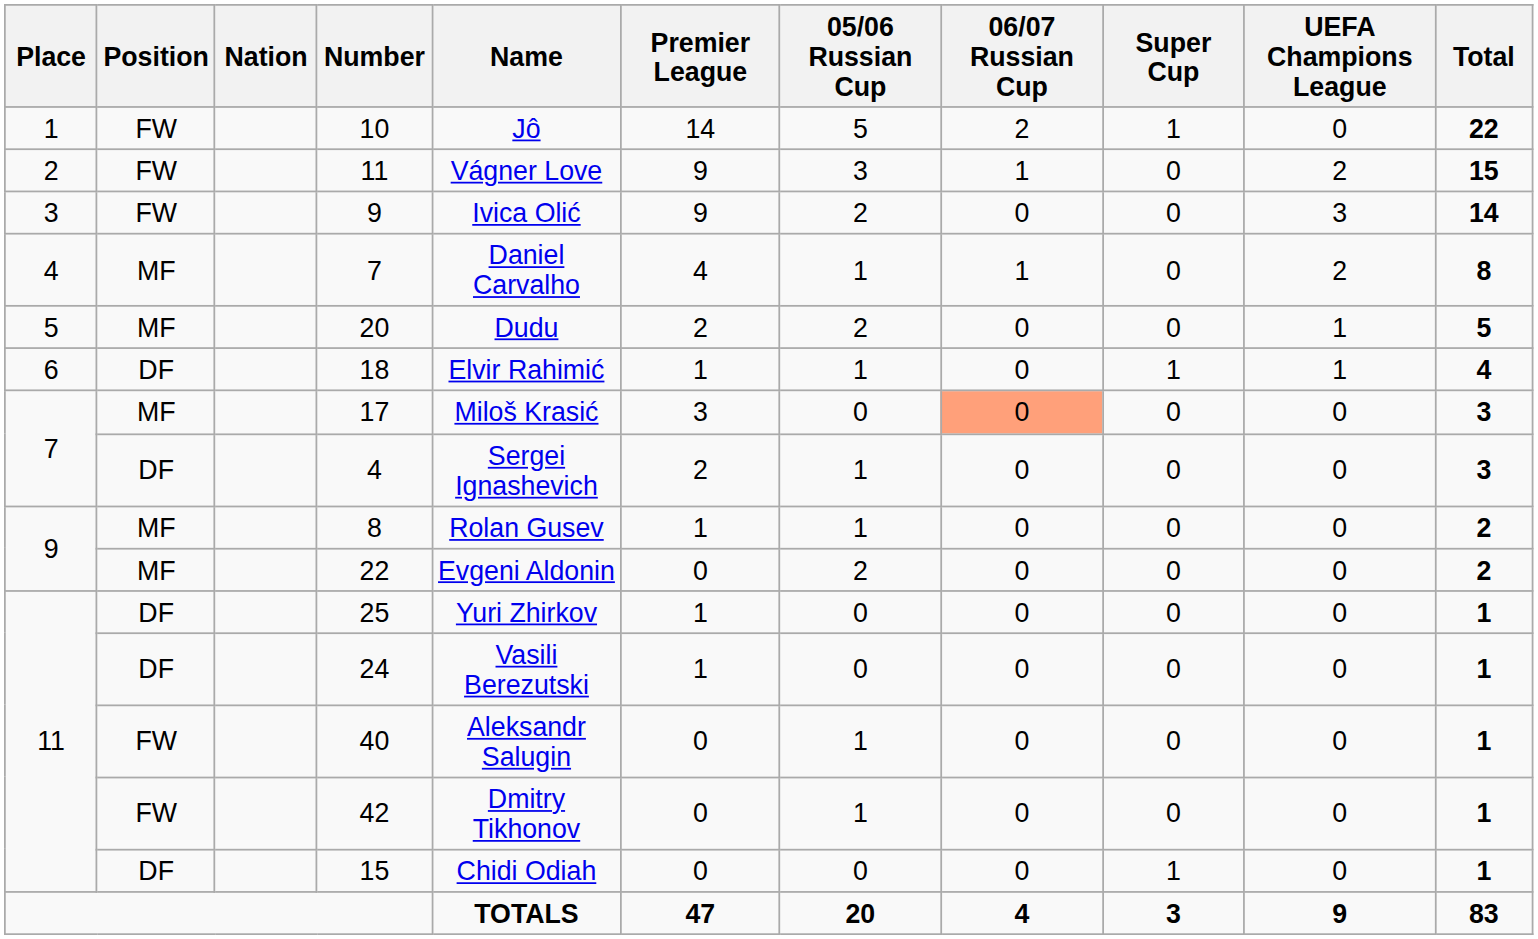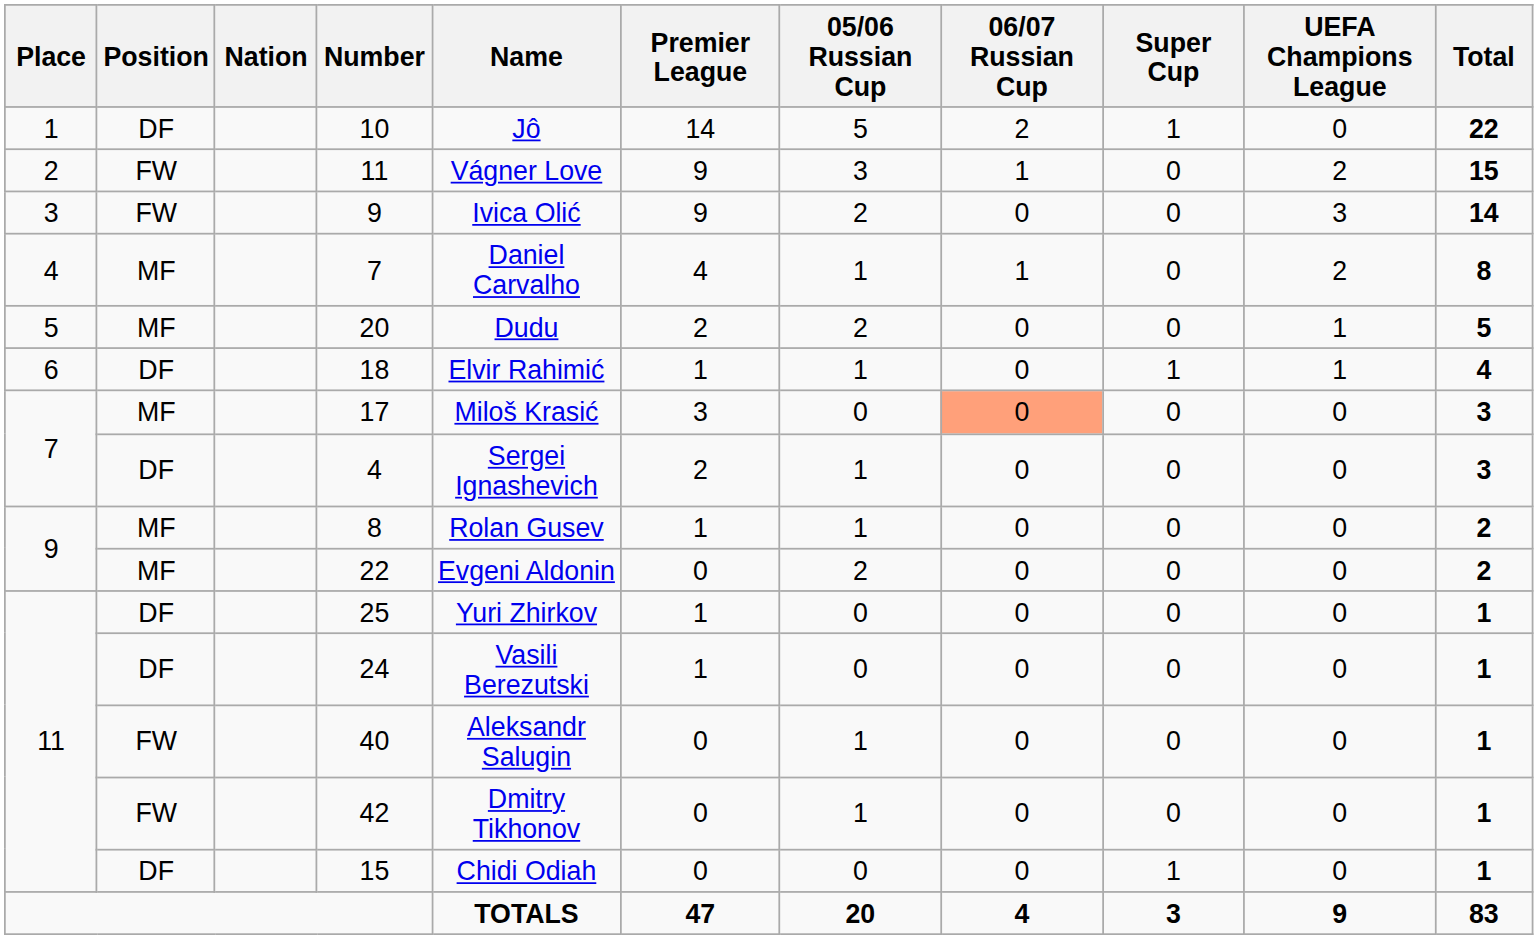(156, 128) FW -> (156, 128) DF
